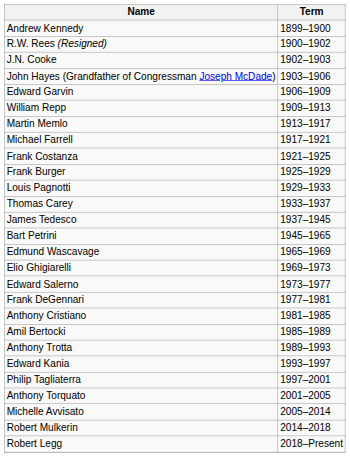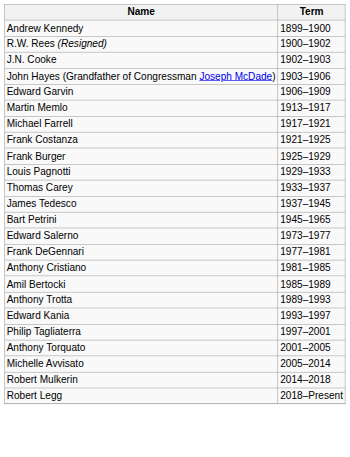- row: (36, 108)
- row: (53, 252)
- row: (39, 268)
